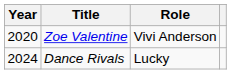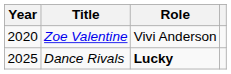(23, 58) 2024 -> (23, 58) 2025
(152, 58) normal -> (153, 58) bold
